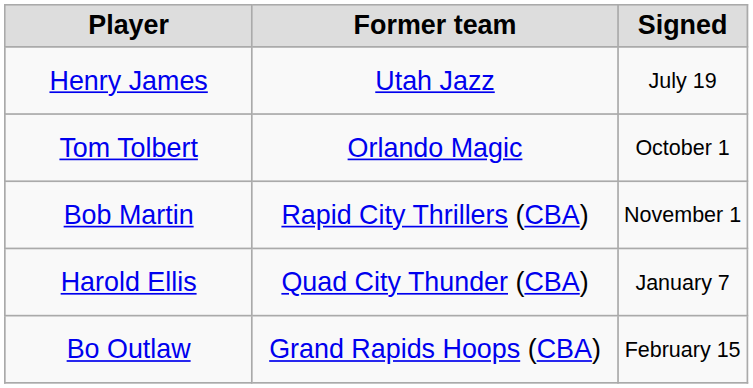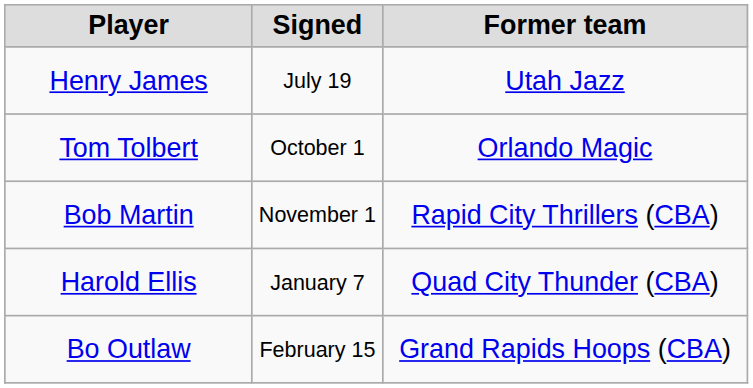columns swapped: (683, 25) <-> (435, 25)
